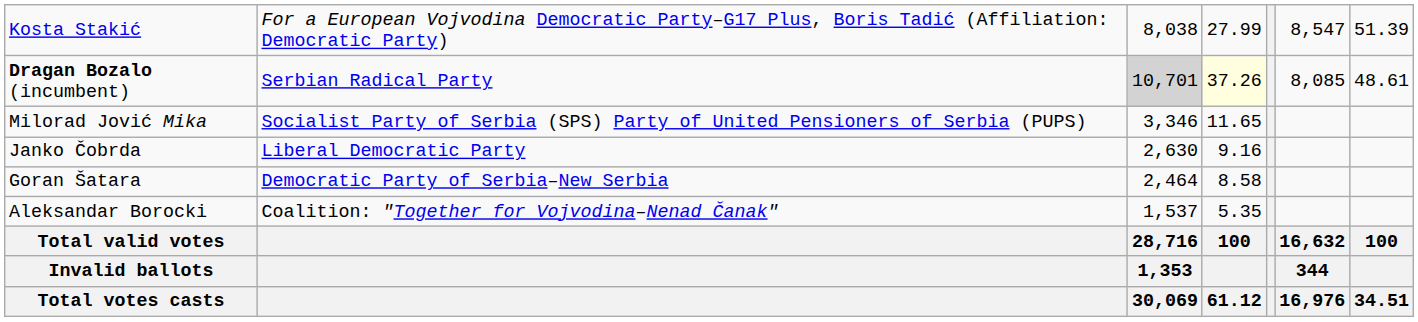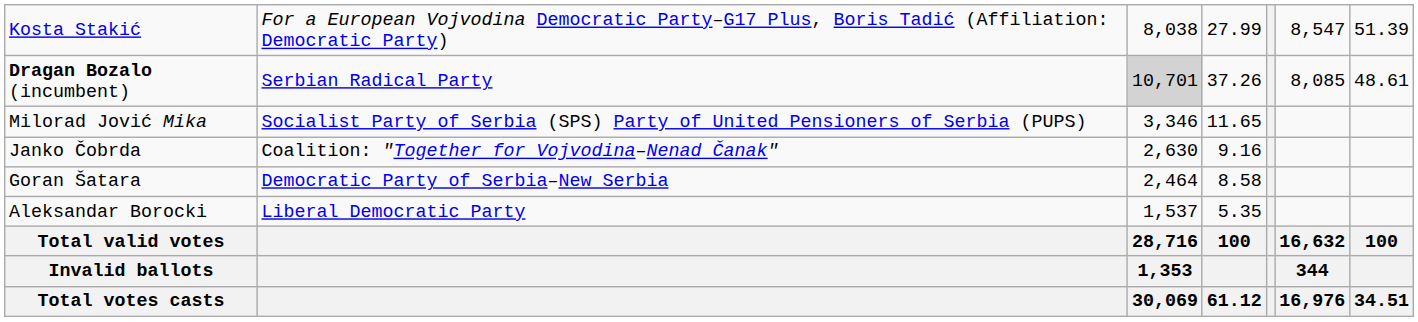(1234, 81) lightyellow background -> (1234, 81) no background
(394, 152) Liberal Democratic Party -> (520, 152) Coalition: "Together for Vojvodina–Nenad Čanak"
(520, 211) Coalition: "Together for Vojvodina–Nenad Čanak" -> (394, 211) Liberal Democratic Party
